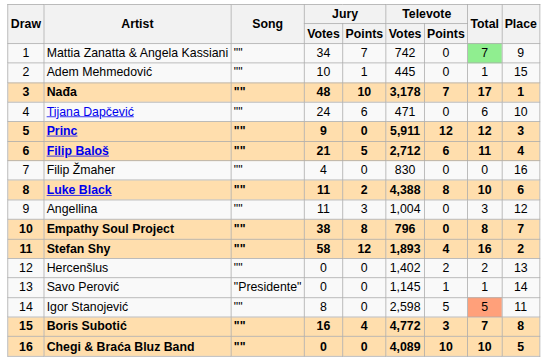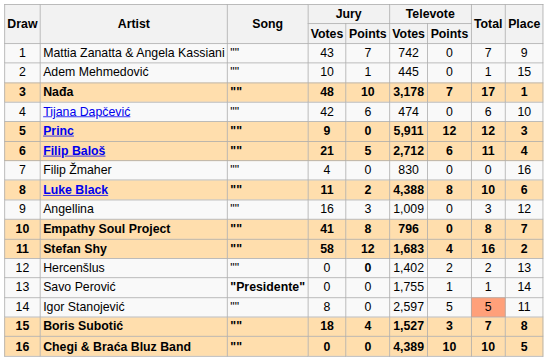(323, 53) 34 -> (327, 53) 43
(485, 53) lightgreen background -> (488, 53) no background
(323, 111) 24 -> (327, 111) 42
(405, 111) 471 -> (409, 111) 474
(323, 209) 11 -> (327, 209) 16
(405, 209) 1,004 -> (409, 209) 1,009
(323, 229) 38 -> (327, 229) 41
(405, 248) 1,893 -> (409, 248) 1,683
(364, 268) normal -> (368, 268) bold
(268, 287) normal -> (268, 287) bold
(405, 287) 1,145 -> (409, 287) 1,755
(405, 307) 2,598 -> (409, 307) 2,597
(323, 326) 16 -> (327, 326) 18
(405, 326) 4,772 -> (409, 326) 1,527
(405, 346) 4,089 -> (409, 346) 4,389
